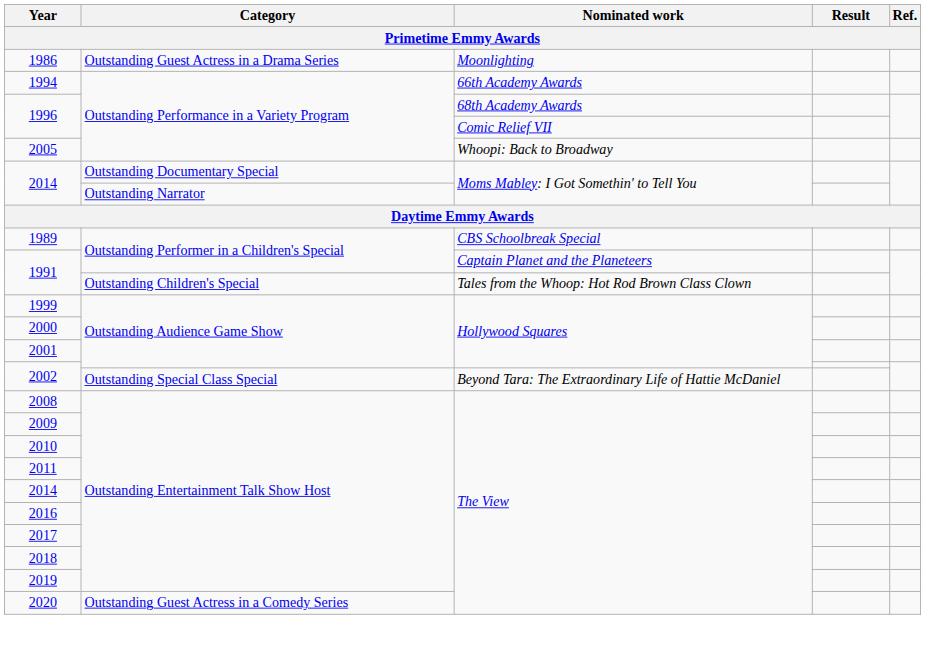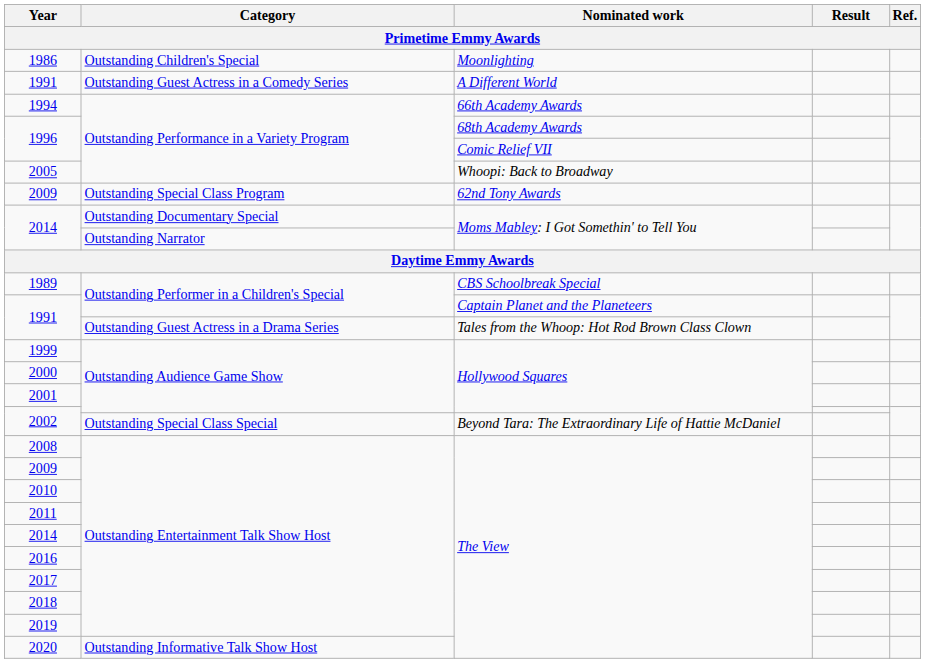(212, 60) Outstanding Guest Actress in a Drama Series -> (172, 60) Outstanding Children's Special
+ row: (43, 82)
+ row: (43, 194)
(172, 283) Outstanding Children's Special -> (212, 328) Outstanding Guest Actress in a Drama Series
(216, 602) Outstanding Guest Actress in a Comedy Series -> (201, 647) Outstanding Informative Talk Show Host
